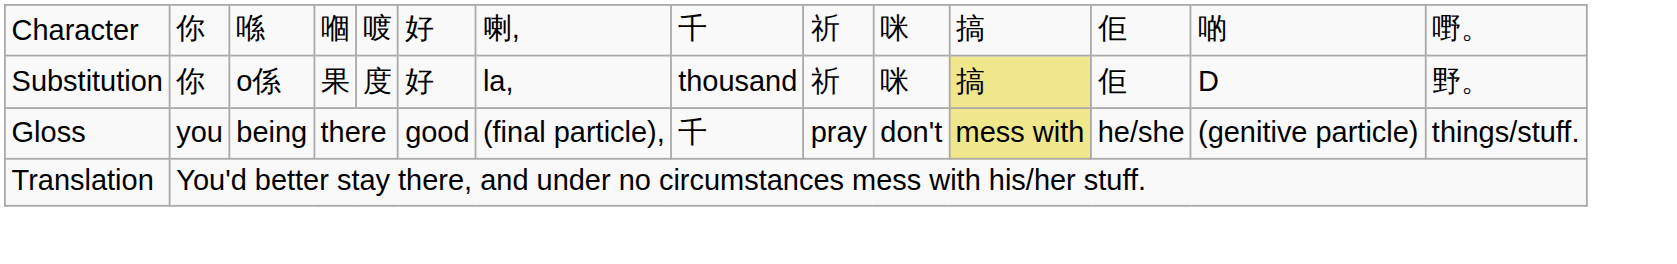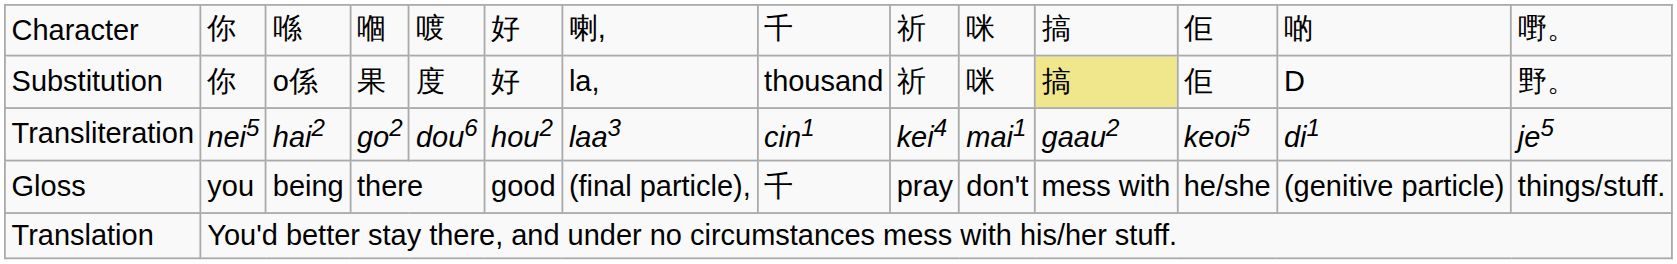+ row: (103, 134)
(1020, 132) khaki background -> (1106, 186) no background
